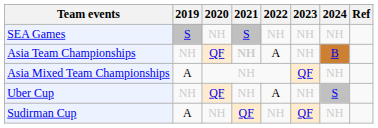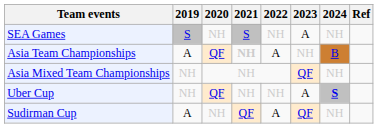(305, 34) NH -> (305, 34) A
(187, 54) NH -> (187, 54) A
(187, 73) A -> (187, 73) NH
(276, 93) A -> (276, 93) NH
(305, 93) NH -> (305, 93) A
(335, 93) normal -> (335, 93) bold
(276, 113) NH -> (276, 113) A
